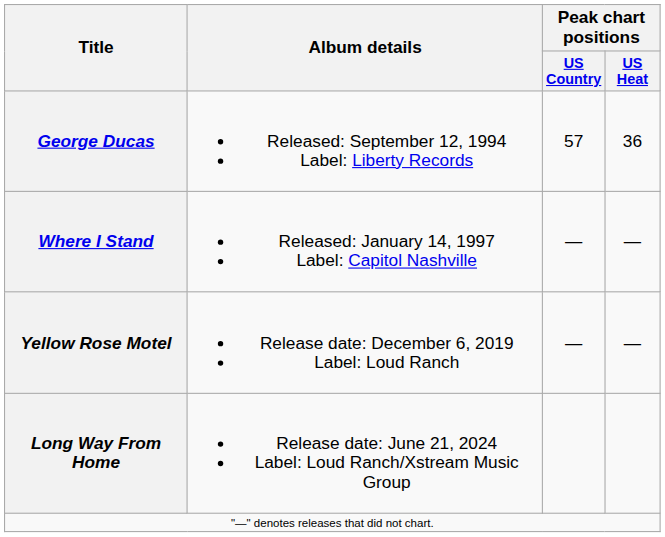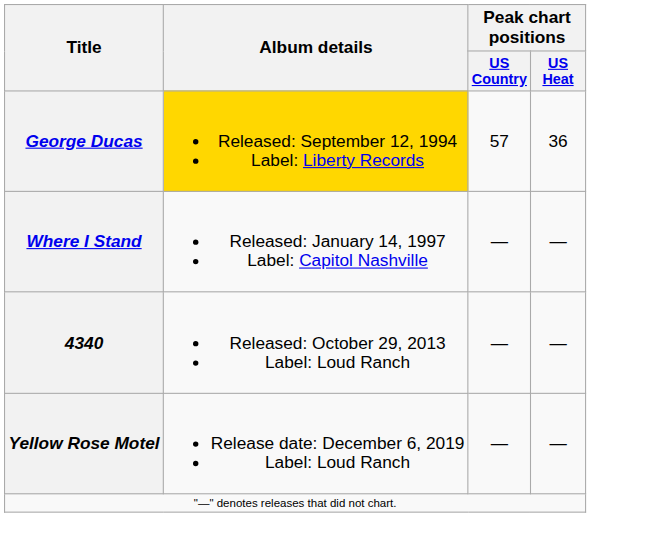(365, 151) no background -> (316, 151) gold background
+ row: (84, 342)
- row: (96, 453)
